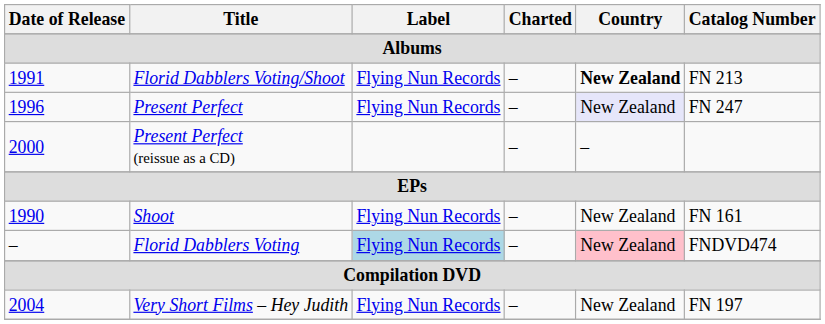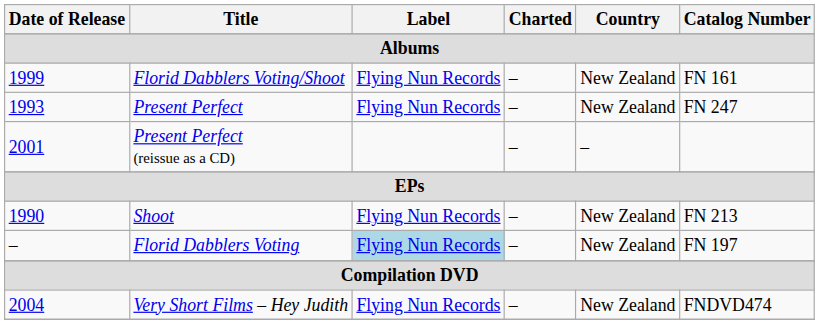(26, 77) 1991 -> (26, 77) 1999
(630, 77) bold -> (628, 77) normal
(716, 77) FN 213 -> (711, 77) FN 161
(26, 107) 1996 -> (26, 107) 1993
(628, 107) lavender background -> (628, 107) no background
(26, 147) 2000 -> (26, 147) 2001
(716, 216) FN 161 -> (711, 216) FN 213
(628, 245) pink background -> (628, 245) no background
(733, 245) FNDVD474 -> (711, 245) FN 197
(716, 304) FN 197 -> (728, 304) FNDVD474
